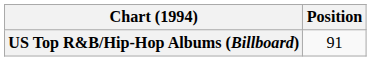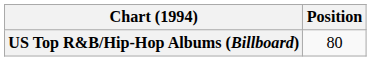(334, 42) 91 -> (334, 42) 80
